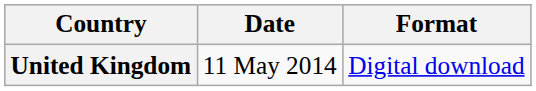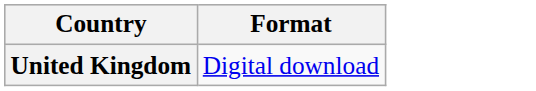- column: (270, 24)
